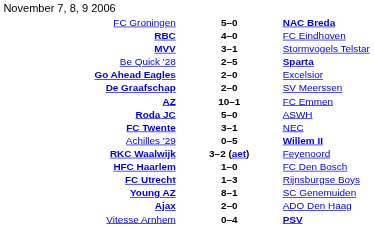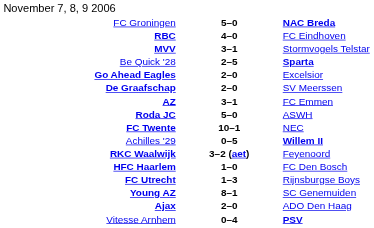(229, 101) 10–1 -> (229, 101) 3–1
(229, 127) 3–1 -> (229, 127) 10–1
